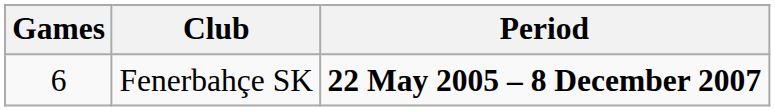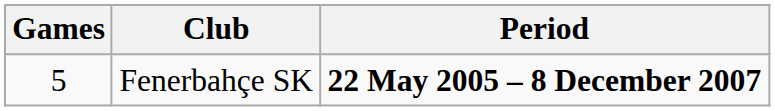(59, 79) 6 -> (59, 79) 5
